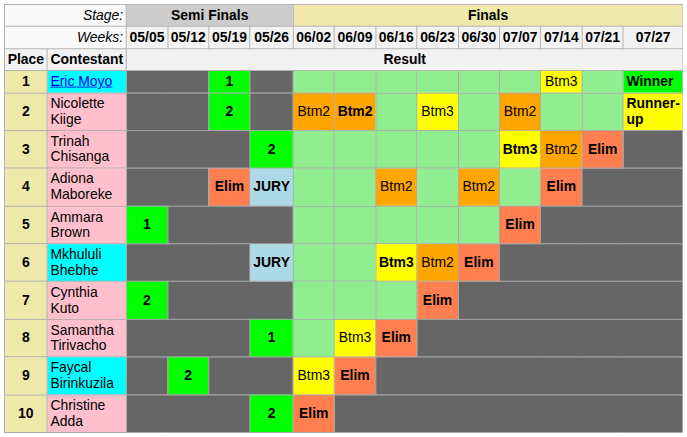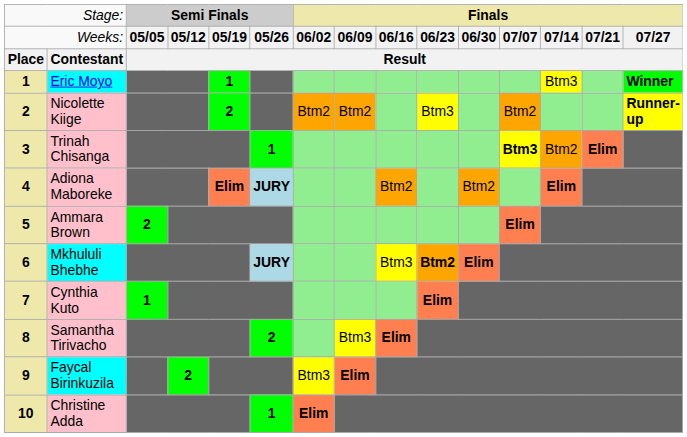(355, 111) bold -> (355, 111) normal
(272, 149) 2 -> (272, 149) 1
(147, 224) 1 -> (147, 224) 2
(396, 262) bold -> (396, 262) normal
(438, 262) normal -> (438, 262) bold
(147, 300) 2 -> (147, 300) 1
(272, 338) 1 -> (272, 338) 2
(272, 413) 2 -> (272, 413) 1
